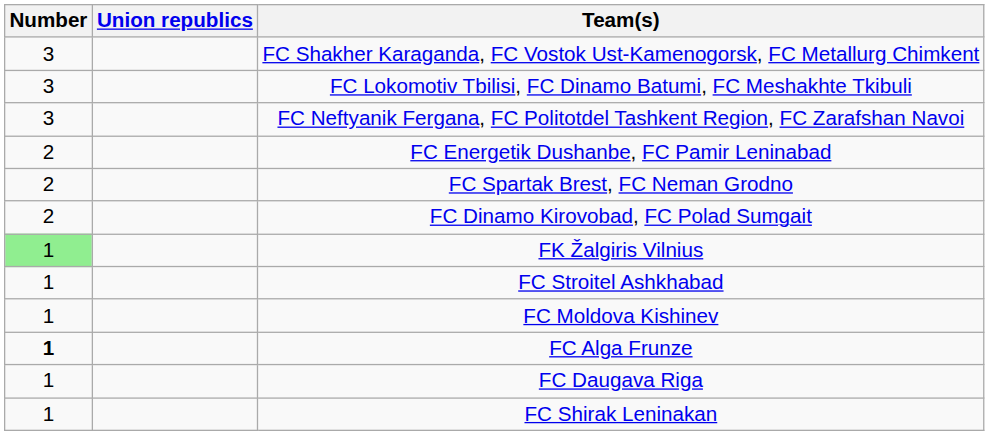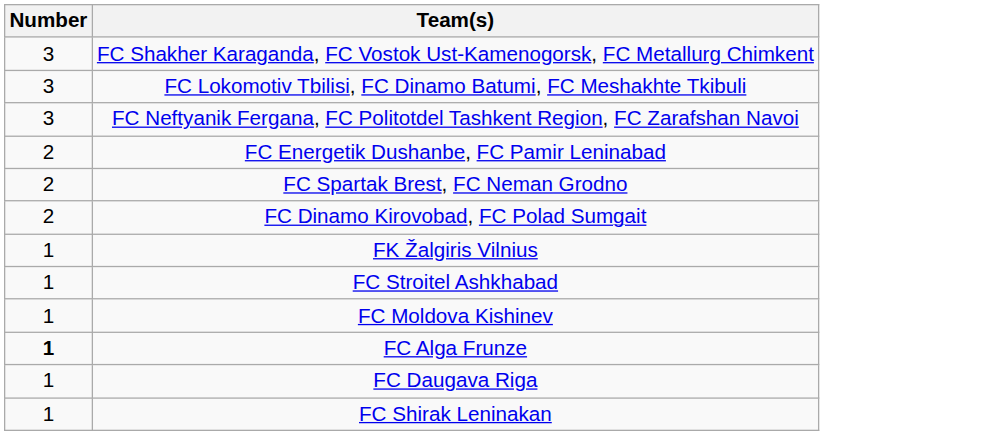- column: (175, 20)
(48, 250) lightgreen background -> (48, 250) no background
